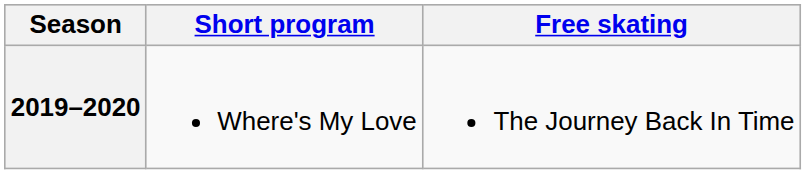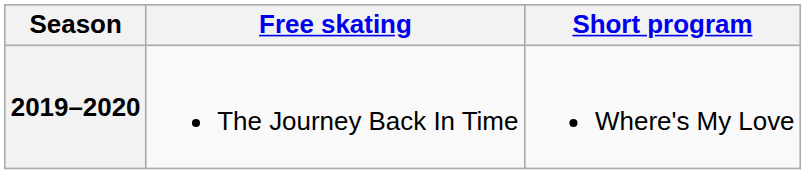columns swapped: (285, 25) <-> (612, 25)
